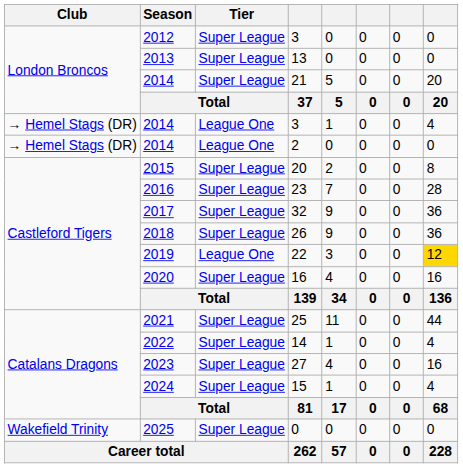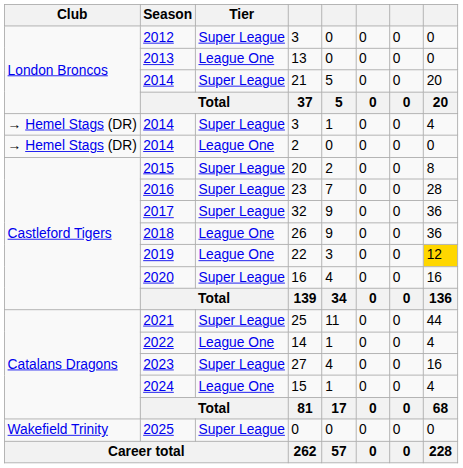(242, 59) Super League -> (236, 59) League One
(236, 124) League One -> (242, 124) Super League
(242, 233) Super League -> (236, 233) League One
(242, 342) Super League -> (236, 342) League One
(242, 386) Super League -> (236, 386) League One
